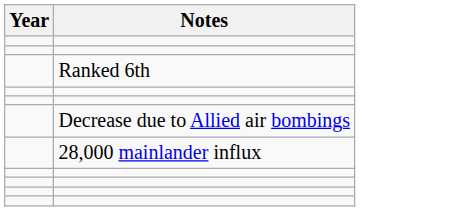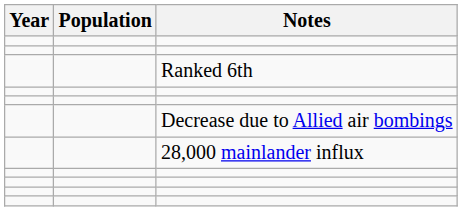+ column: (105, 20)
